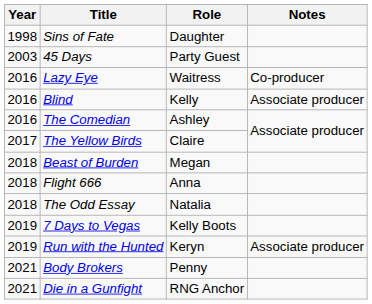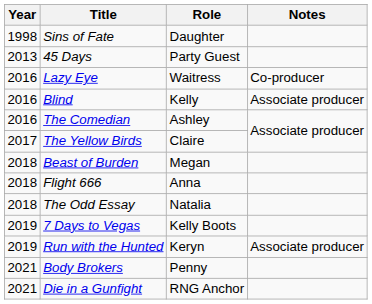(22, 57) 2003 -> (22, 57) 2013
